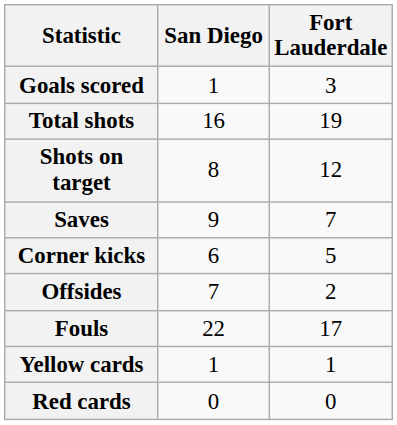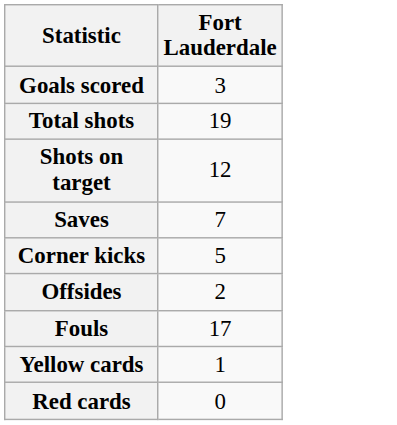- column: (214, 35)
